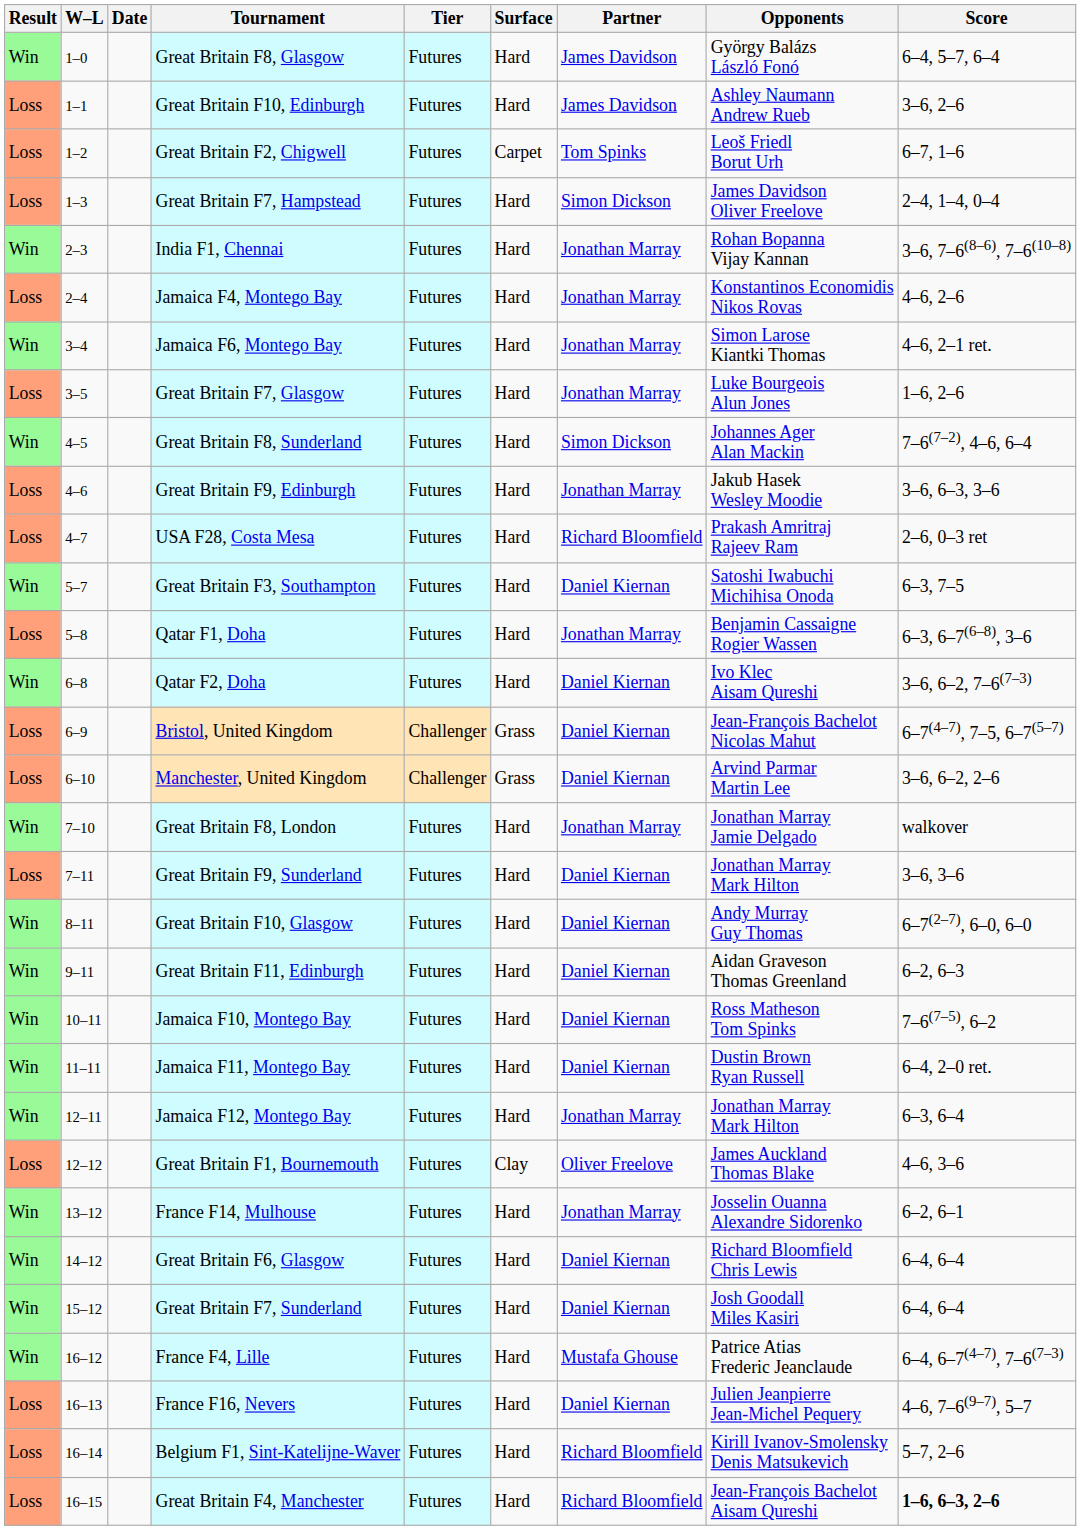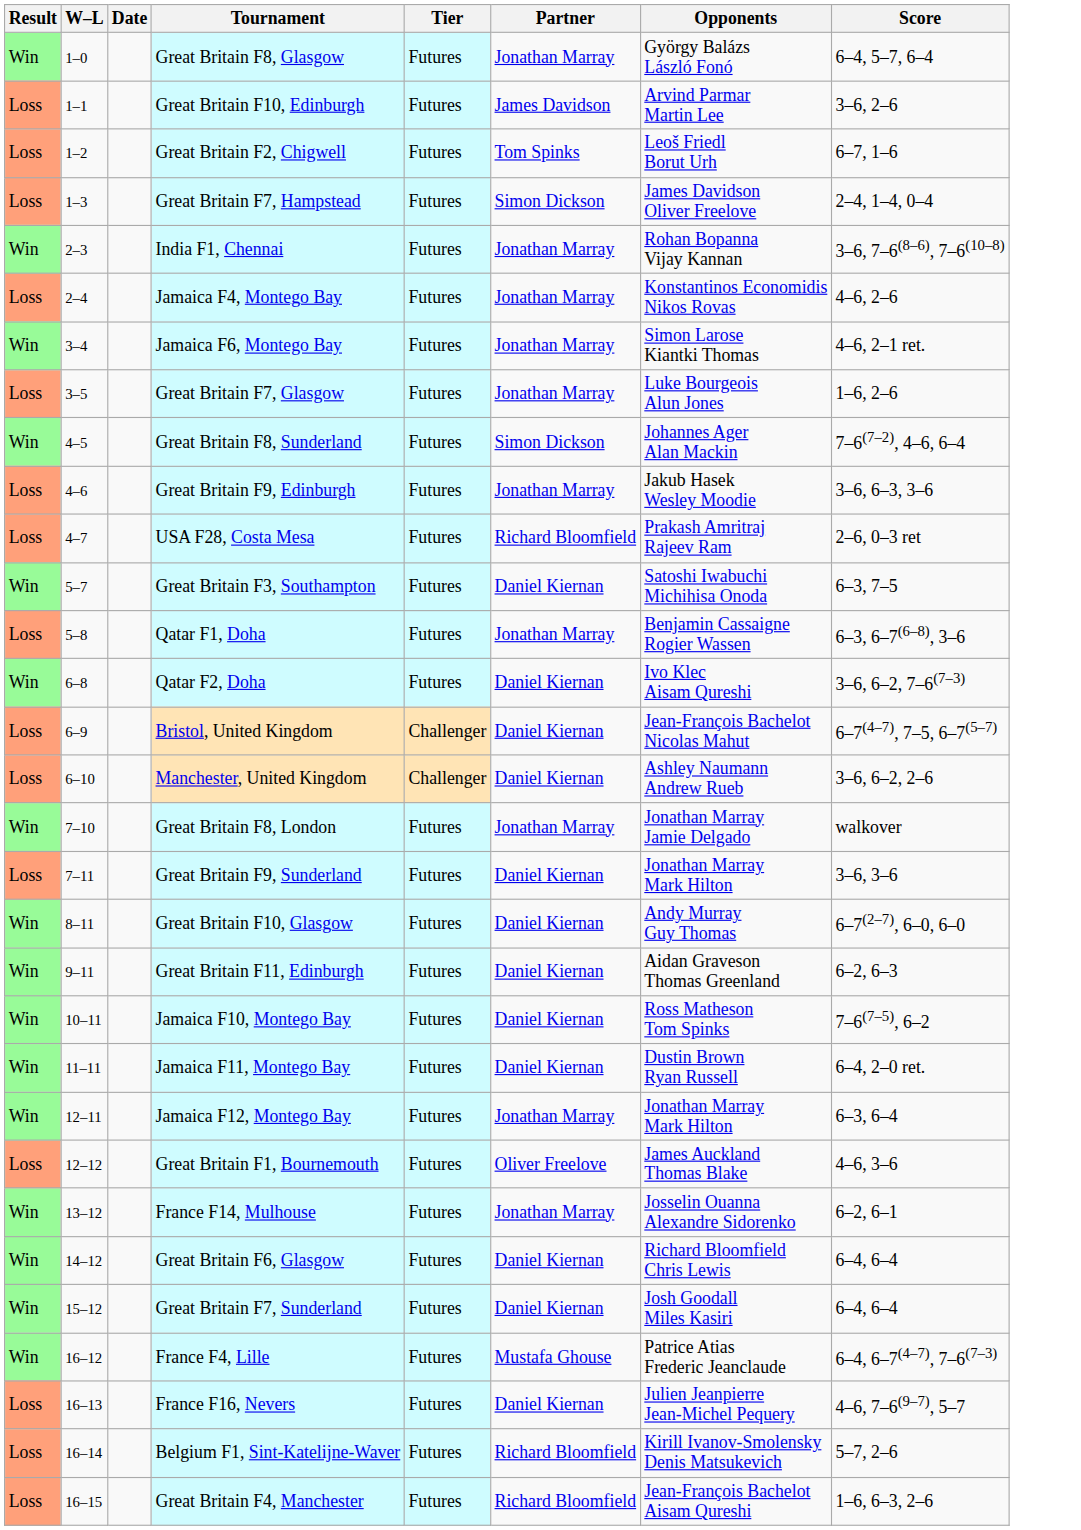- column: (524, 18)
(619, 56) James Davidson -> (554, 56) Jonathan Marray
(773, 104) Ashley Naumann Andrew Rueb -> (697, 104) Arvind Parmar Martin Lee
(764, 778) Arvind Parmar Martin Lee -> (706, 778) Ashley Naumann Andrew Rueb
(951, 1501) bold -> (884, 1501) normal
